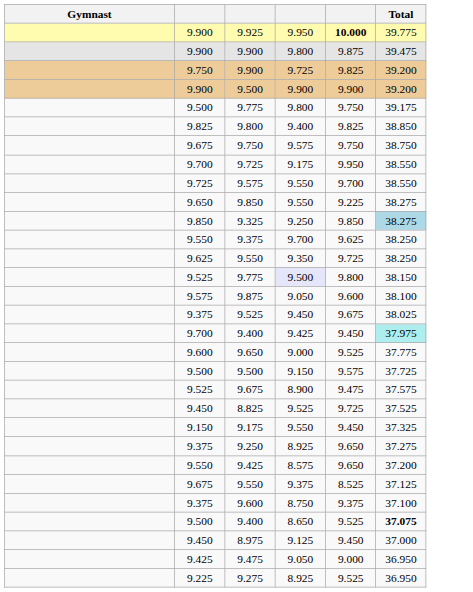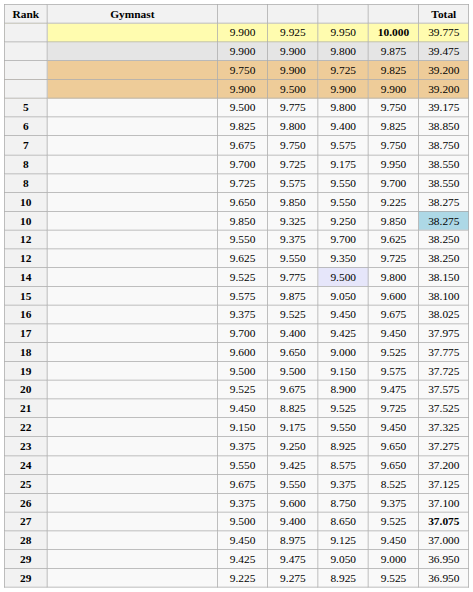+ column: (26, 14)
(401, 333) paleturquoise background -> (444, 333) no background
